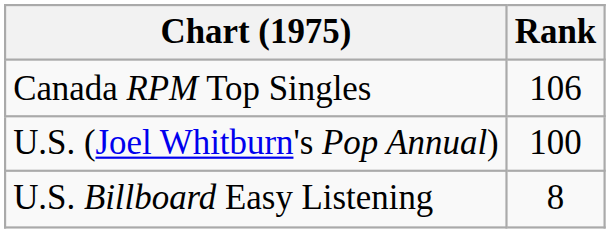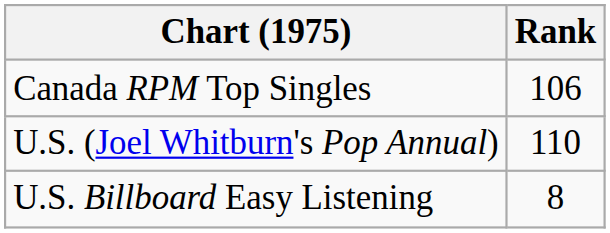(555, 142) 100 -> (555, 142) 110
